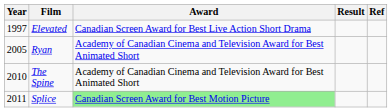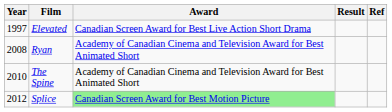(17, 50) 2005 -> (17, 50) 2008
(17, 99) 2011 -> (17, 99) 2012
